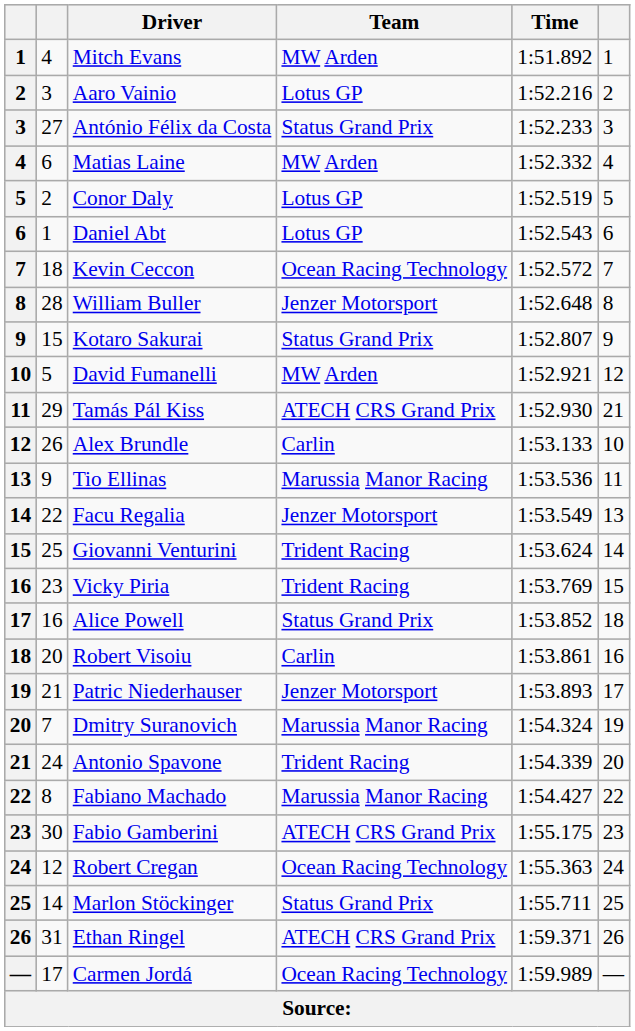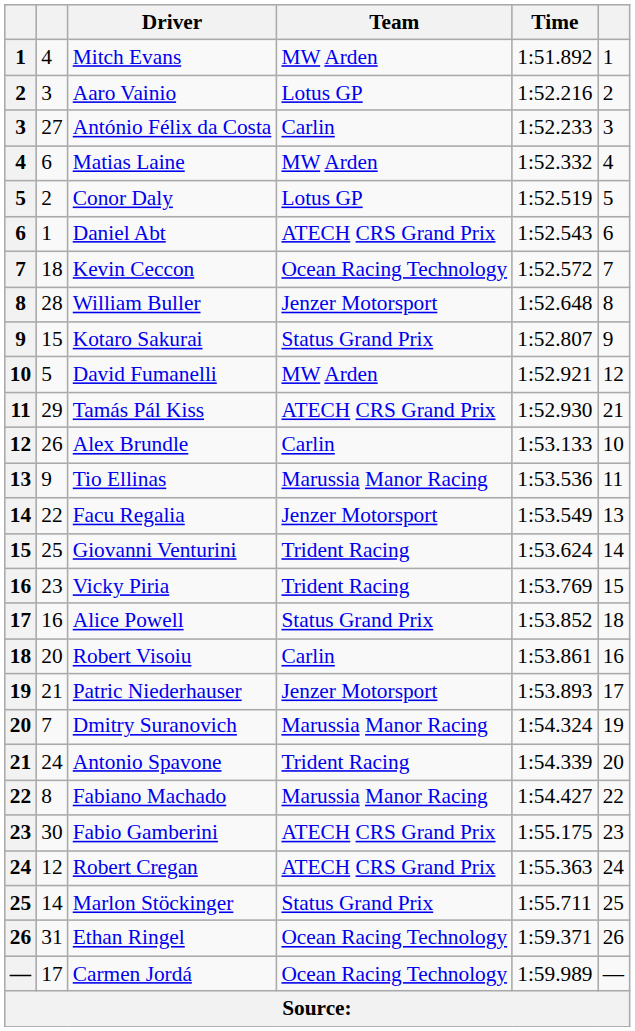(357, 127) Status Grand Prix -> (308, 127) Carlin
(322, 233) Lotus GP -> (388, 233) ATECH CRS Grand Prix
(394, 867) Ocean Racing Technology -> (388, 867) ATECH CRS Grand Prix
(388, 937) ATECH CRS Grand Prix -> (394, 937) Ocean Racing Technology
